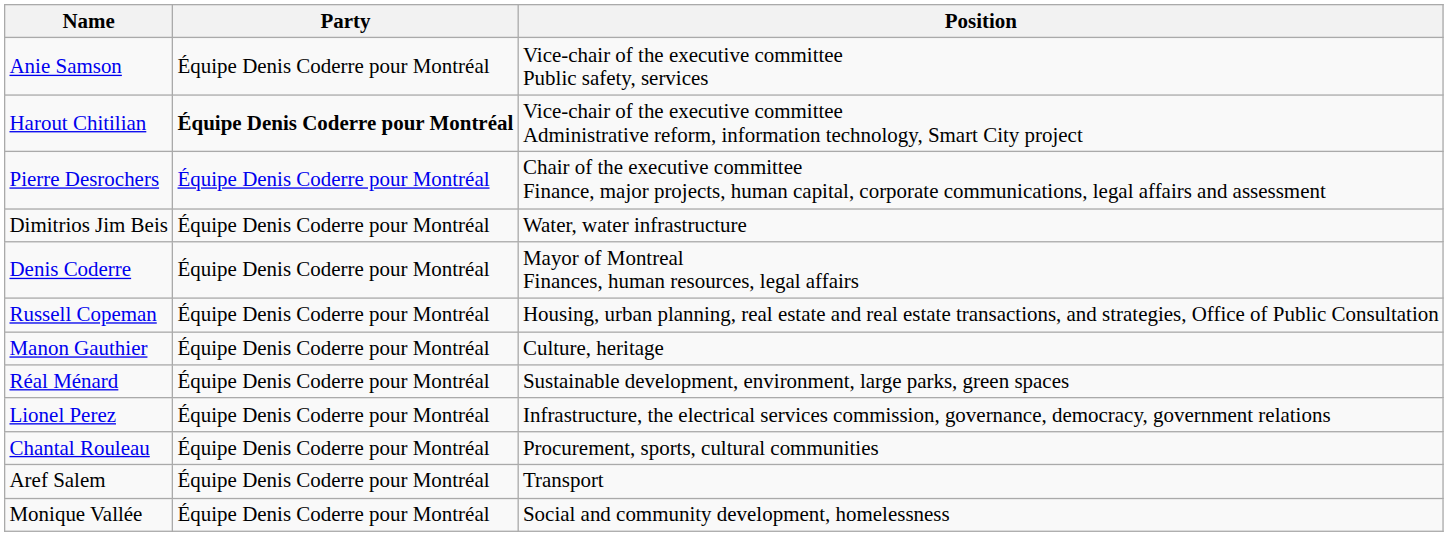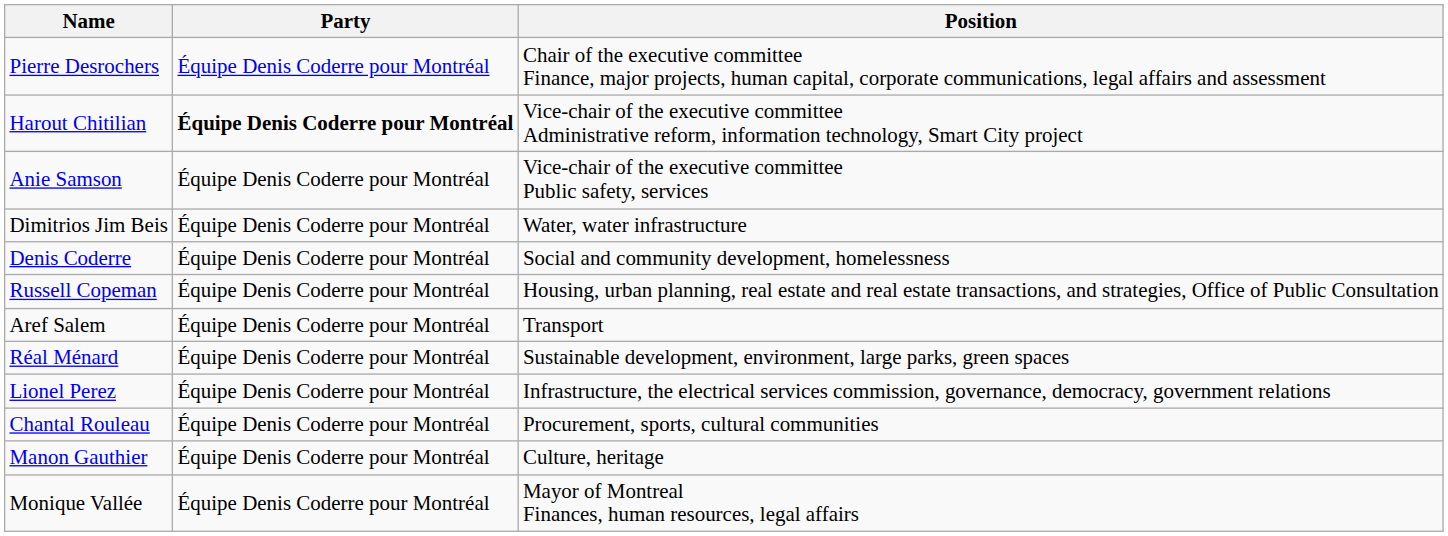rows swapped: (84, 179) <-> (66, 66)
(691, 269) Mayor of Montreal Finances, human resources, legal affairs -> (736, 258) Social and community development, homelessness
rows swapped: (78, 348) <-> (58, 481)
(736, 514) Social and community development, homelessness -> (691, 502) Mayor of Montreal Finances, human resources, legal affairs
